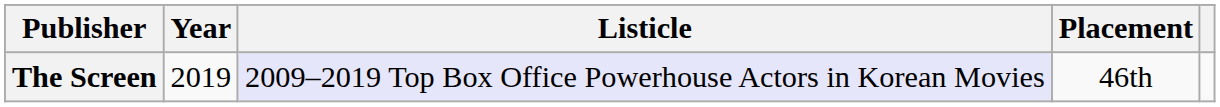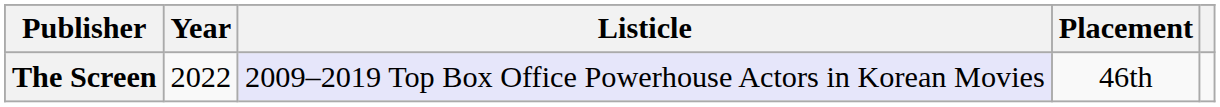(201, 76) 2019 -> (201, 76) 2022
